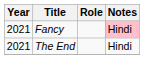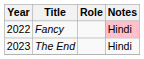(19, 29) 2021 -> (19, 29) 2022
(19, 46) 2021 -> (19, 46) 2023
